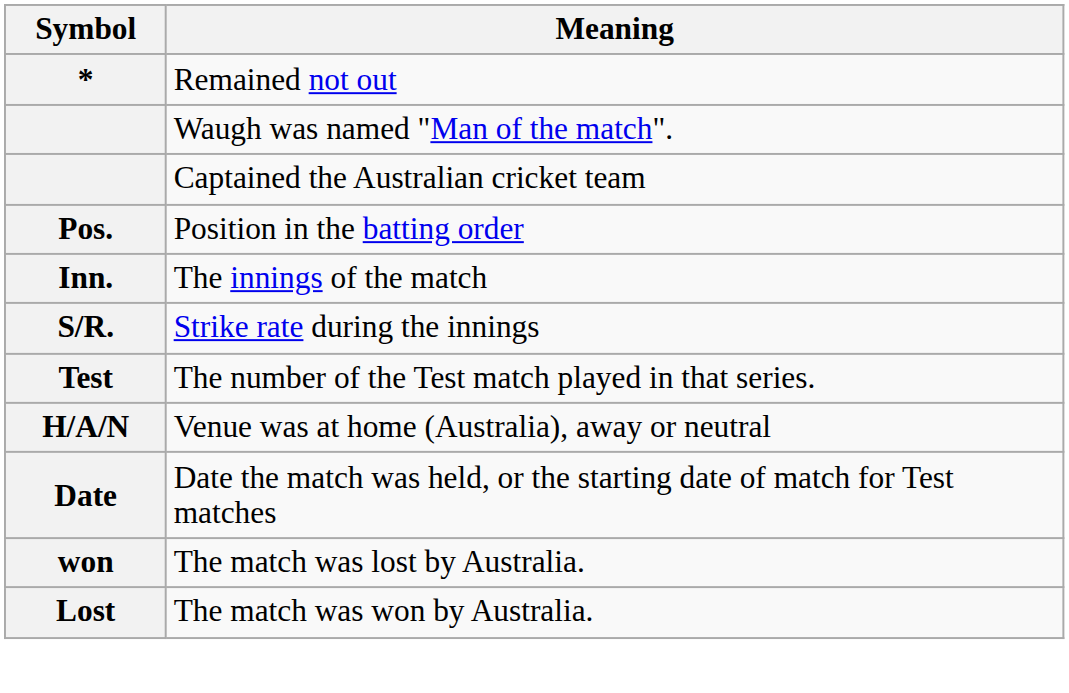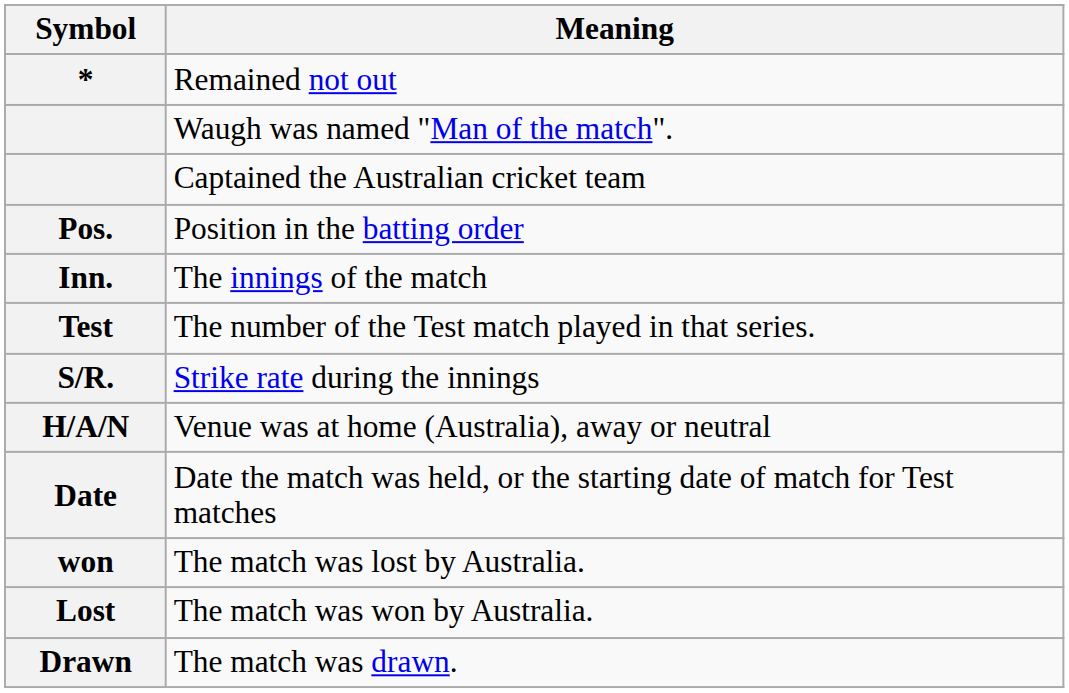rows swapped: (494, 377) <-> (357, 327)
+ row: (316, 661)
